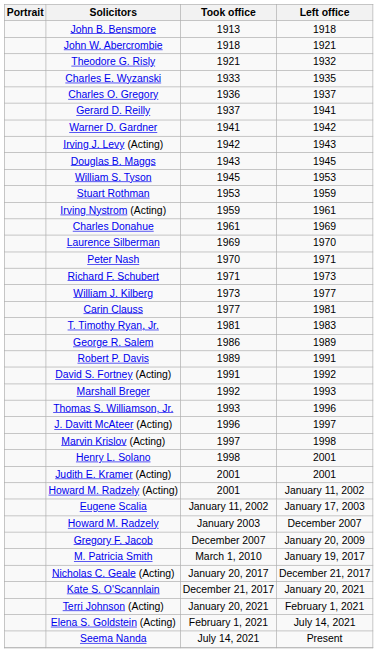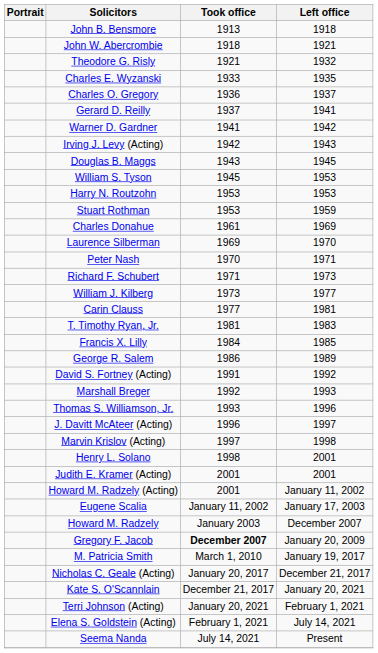+ row: (113, 194)
- row: (113, 210)
+ row: (113, 342)
- row: (113, 359)
(228, 540) normal -> (228, 540) bold
